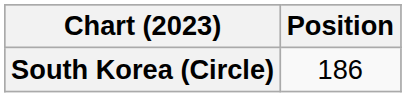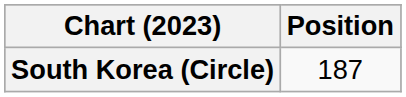(340, 69) 186 -> (340, 69) 187
